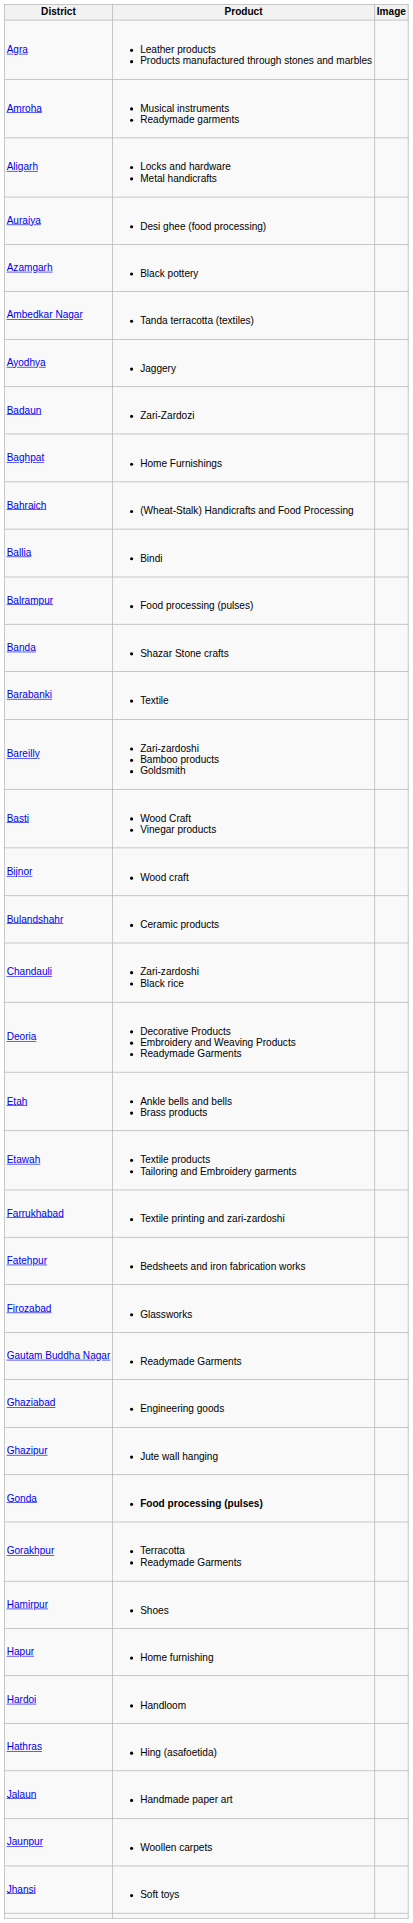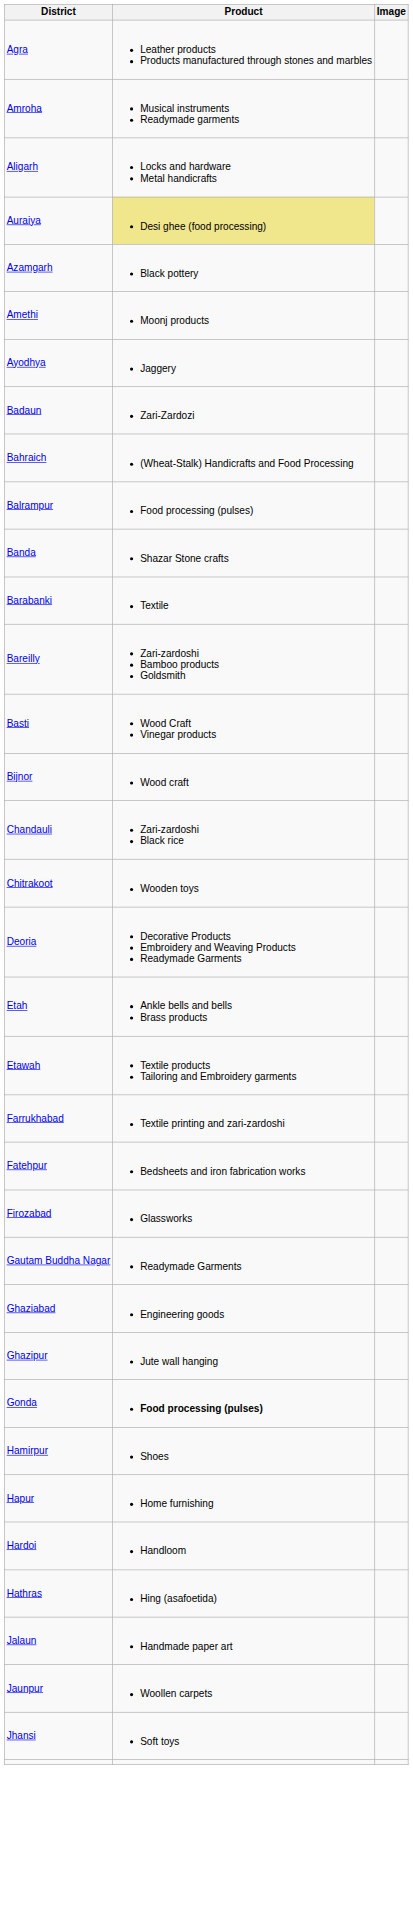(244, 226) no background -> (244, 226) khaki background
- row: (45, 315)
+ row: (22, 315)
- row: (25, 458)
- row: (19, 553)
- row: (35, 919)
+ row: (30, 883)
- row: (30, 1551)
